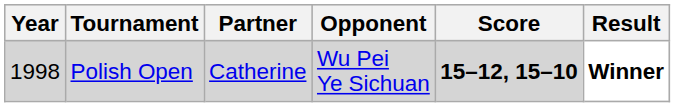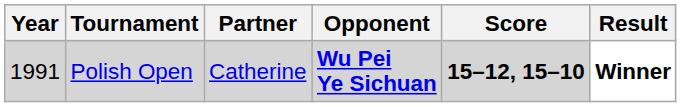(35, 71) 1998 -> (35, 71) 1991
(373, 71) normal -> (377, 71) bold
